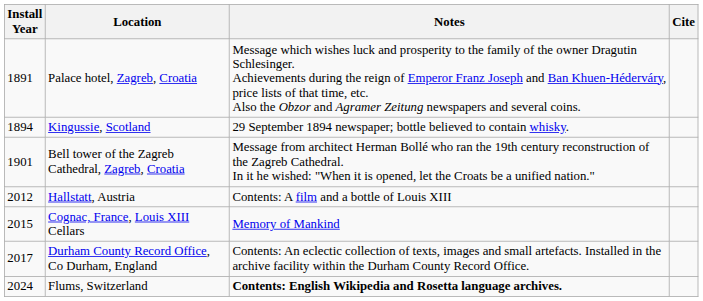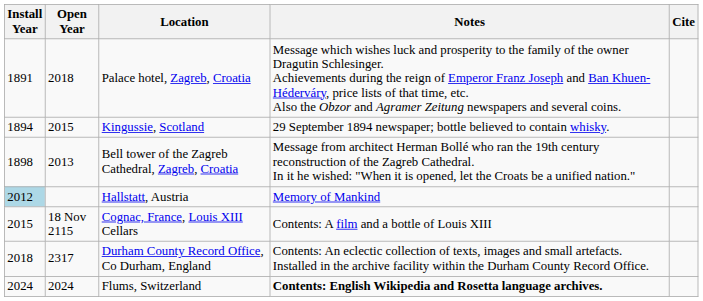+ column: (72, 21)
(20, 161) 1901 -> (20, 161) 1898
(20, 196) no background -> (20, 196) lightblue background
(342, 196) Contents: A film and a bottle of Louis XIII -> (327, 196) Memory of Mankind
(286, 224) Memory of Mankind -> (382, 224) Contents: A film and a bottle of Louis XIII
(20, 258) 2017 -> (20, 258) 2018
